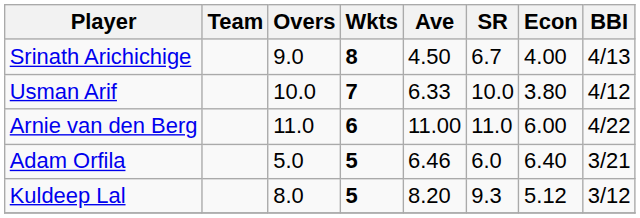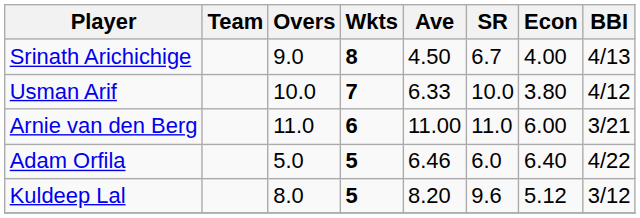(609, 126) 4/22 -> (609, 126) 3/21
(609, 160) 3/21 -> (609, 160) 4/22
(487, 195) 9.3 -> (487, 195) 9.6
